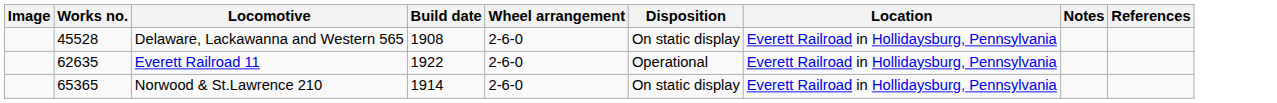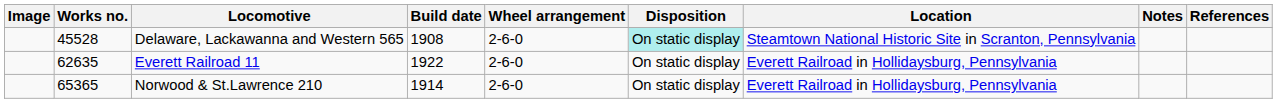(686, 39) no background -> (686, 39) paleturquoise background
(902, 39) Everett Railroad in Hollidaysburg, Pennsylvania -> (941, 39) Steamtown National Historic Site in Scranton, Pennsylvania
(670, 62) Operational -> (686, 62) On static display
